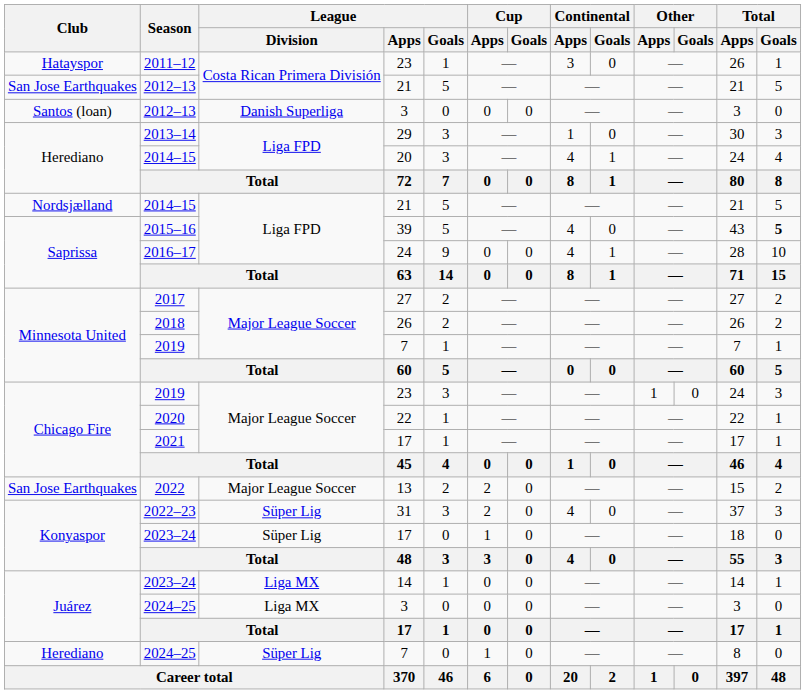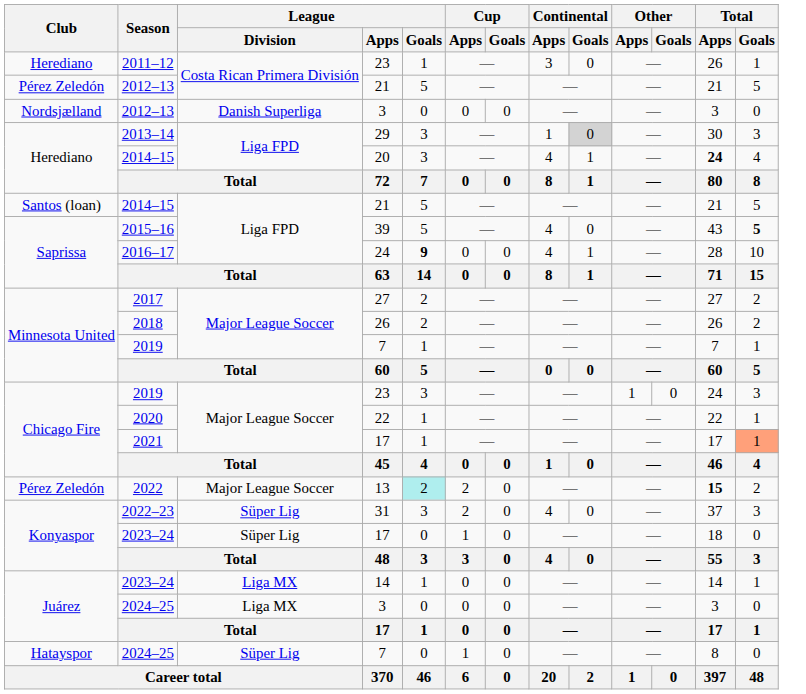(72, 63) Hatayspor -> (61, 63) Herediano
(72, 87) San Jose Earthquakes -> (61, 87) Pérez Zeledón
(72, 110) Santos (loan) -> (61, 110) Nordsjælland
(612, 134) no background -> (590, 134) lightgrey background
(737, 157) normal -> (715, 157) bold
(72, 205) Nordsjælland -> (61, 205) Santos (loan)
(446, 252) normal -> (424, 252) bold
(779, 441) no background -> (757, 441) lightsalmon background
(72, 488) San Jose Earthquakes -> (61, 488) Pérez Zeledón
(446, 488) no background -> (424, 488) paleturquoise background
(737, 488) normal -> (715, 488) bold
(72, 653) Herediano -> (61, 653) Hatayspor
